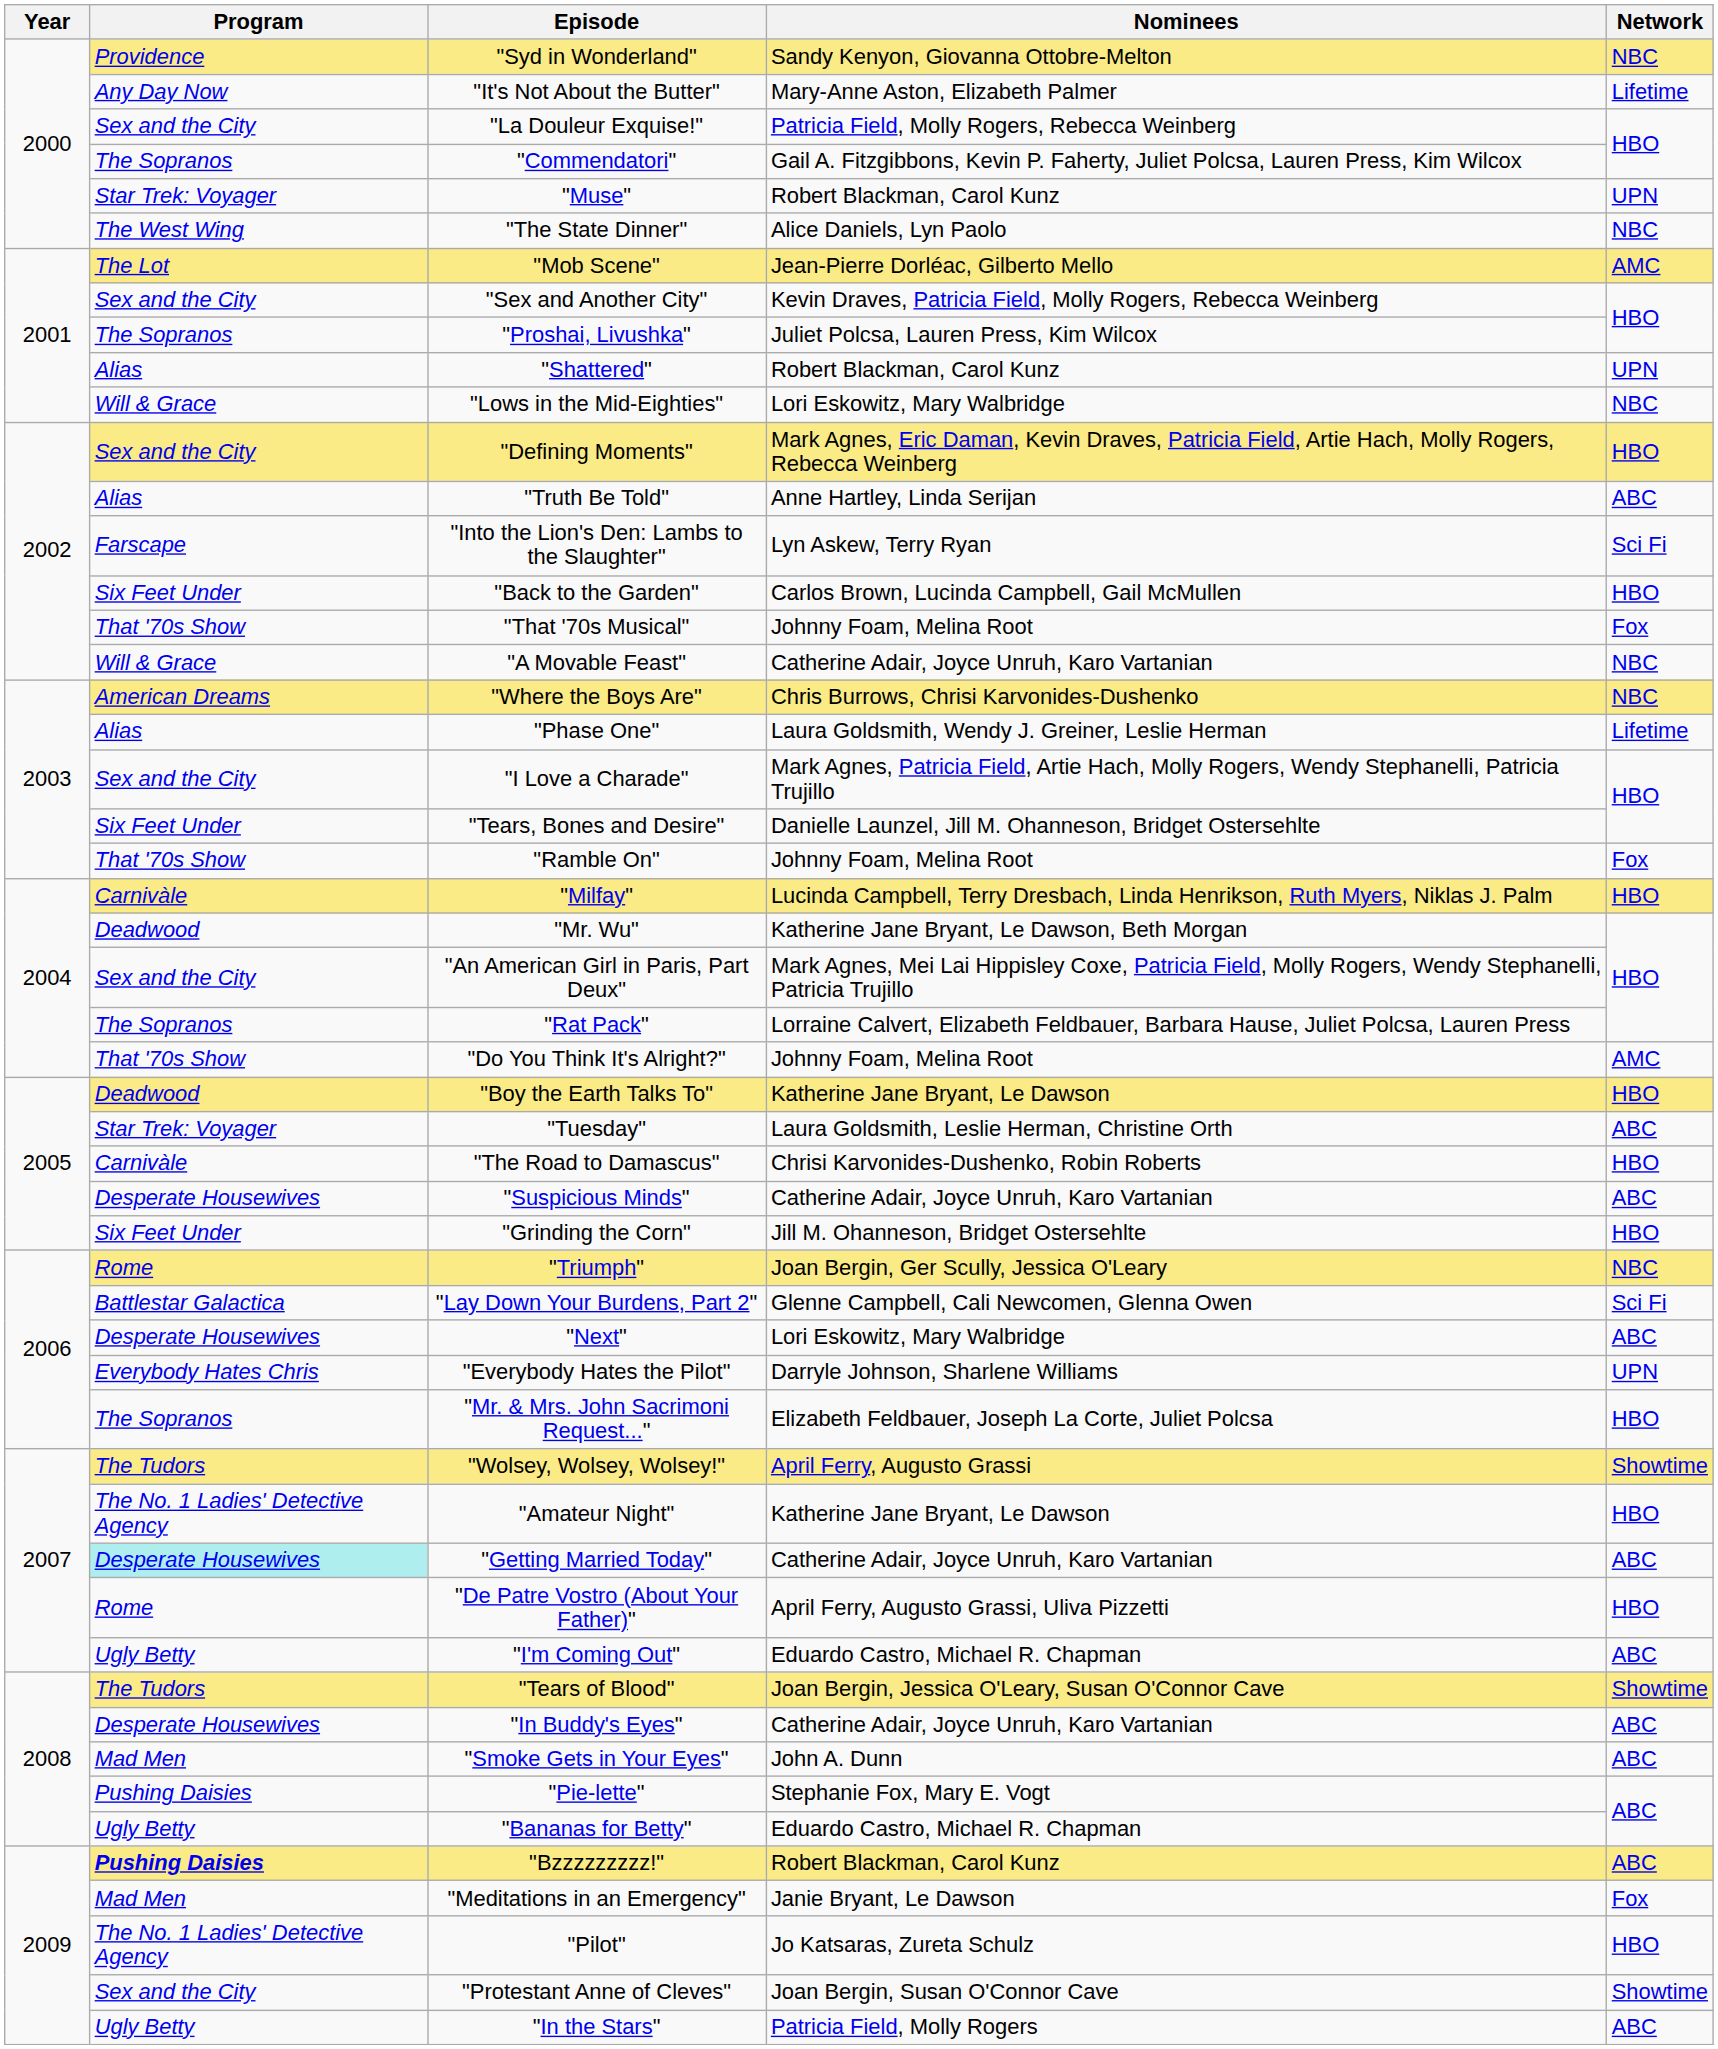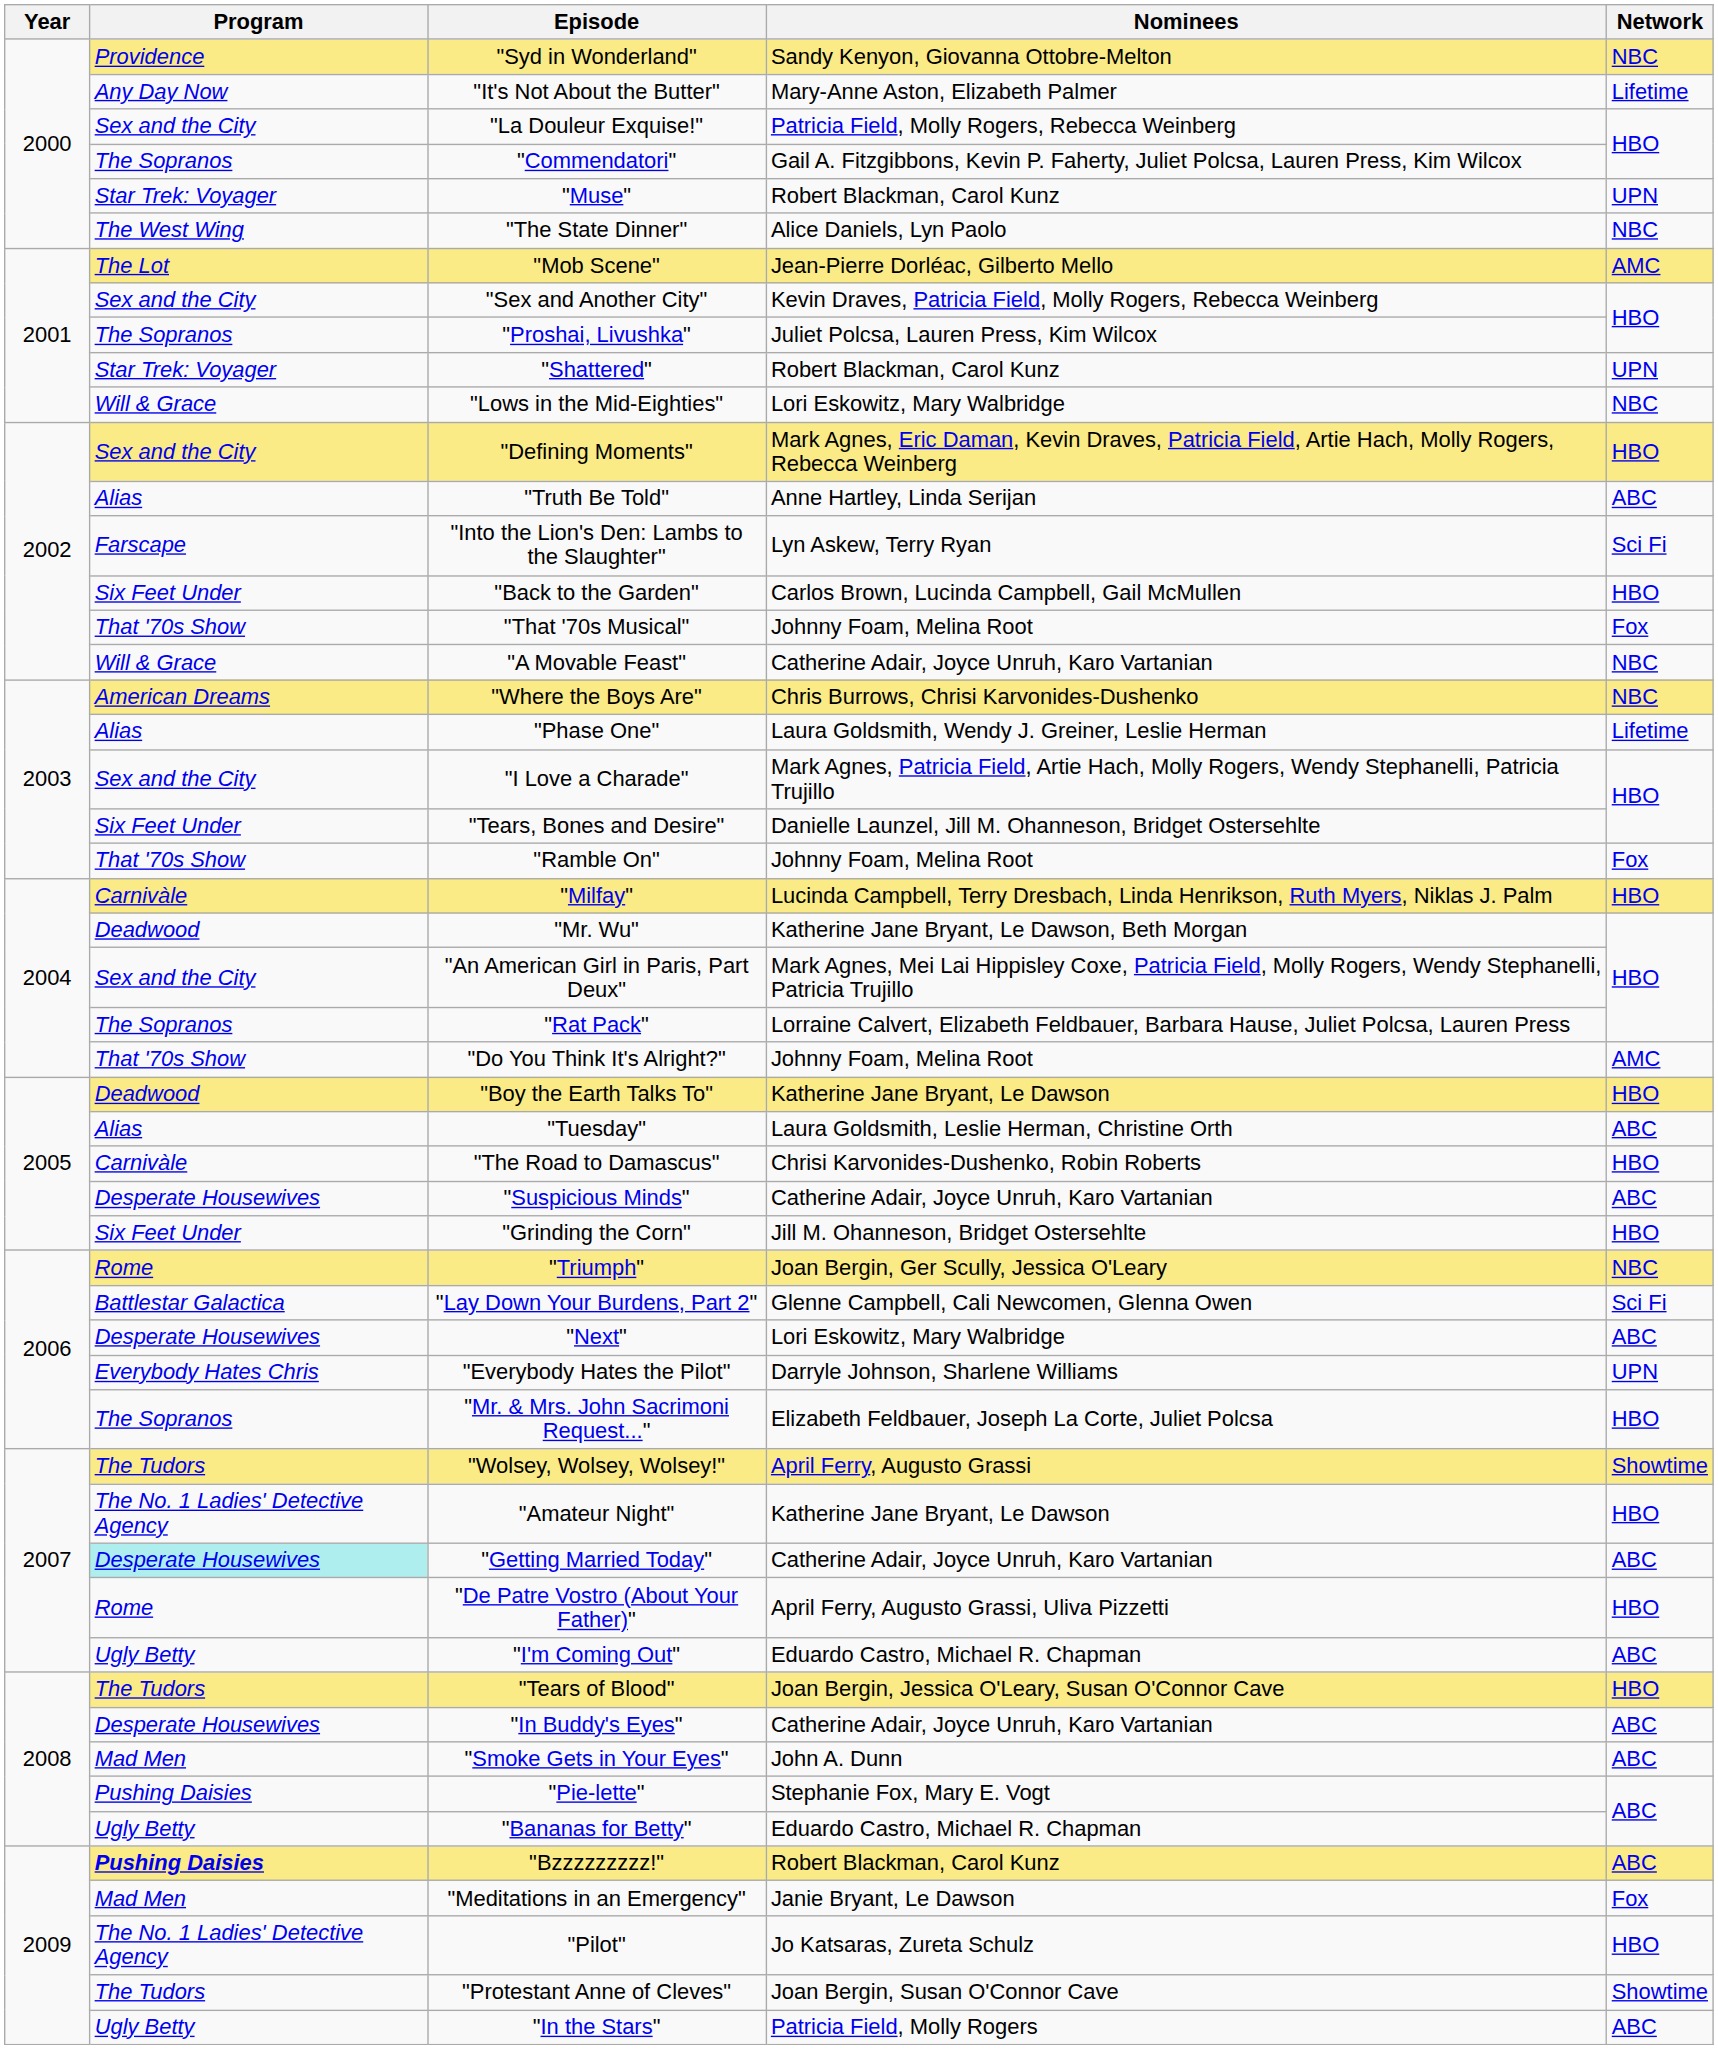(118, 369) Alias -> (185, 369) Star Trek: Voyager
(185, 1128) Star Trek: Voyager -> (118, 1128) Alias
(1660, 1689) Showtime -> (1635, 1689) HBO
(175, 1992) Sex and the City -> (150, 1992) The Tudors
